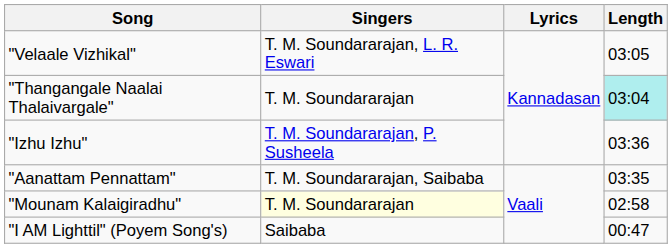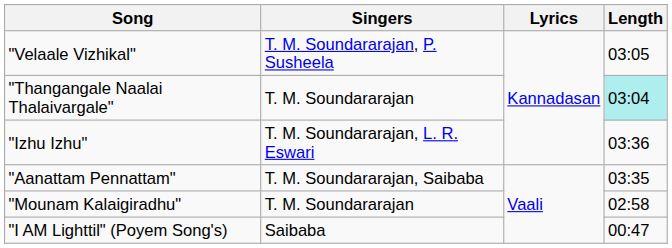(361, 53) T. M. Soundararajan, L. R. Eswari -> (351, 53) T. M. Soundararajan, P. Susheela
(351, 143) T. M. Soundararajan, P. Susheela -> (361, 143) T. M. Soundararajan, L. R. Eswari
(339, 205) lightyellow background -> (339, 205) no background
